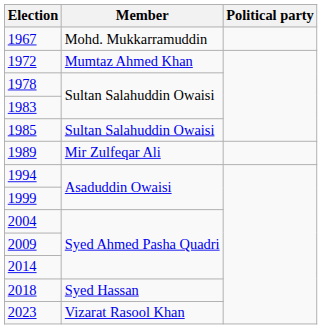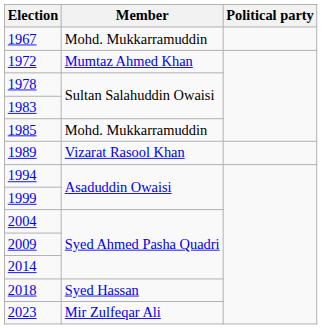(140, 130) Sultan Salahuddin Owaisi -> (136, 130) Mohd. Mukkarramuddin
(113, 152) Mir Zulfeqar Ali -> (125, 152) Vizarat Rasool Khan
(125, 312) Vizarat Rasool Khan -> (113, 312) Mir Zulfeqar Ali
